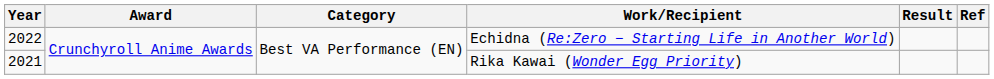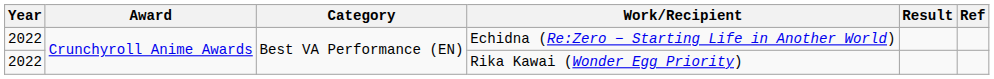(25, 62) 2021 -> (25, 62) 2022
